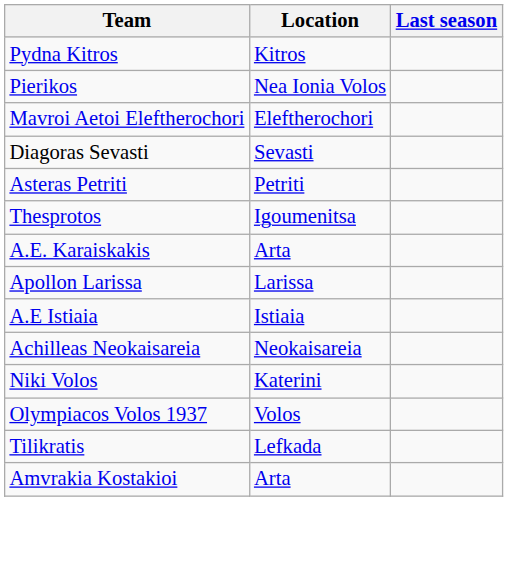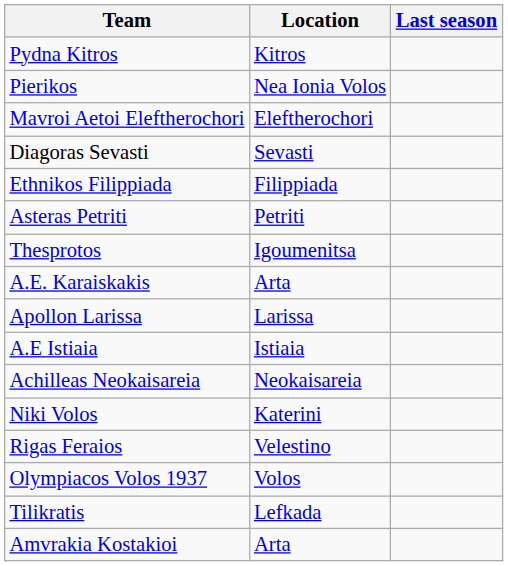+ row: (91, 184)
+ row: (66, 446)
